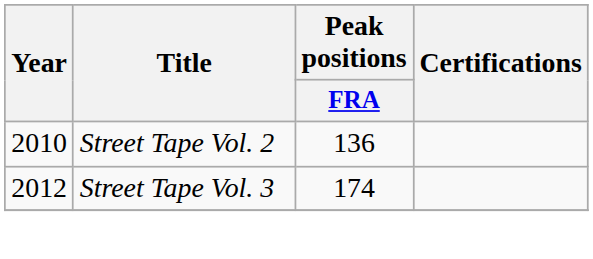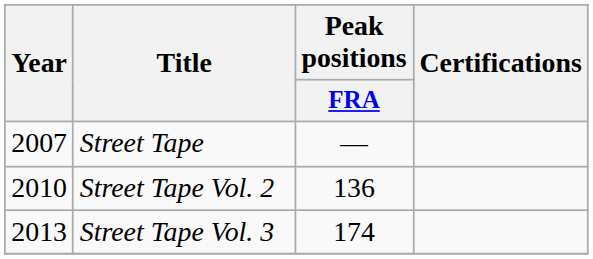+ row: (142, 143)
(39, 187) 2012 -> (39, 231) 2013
